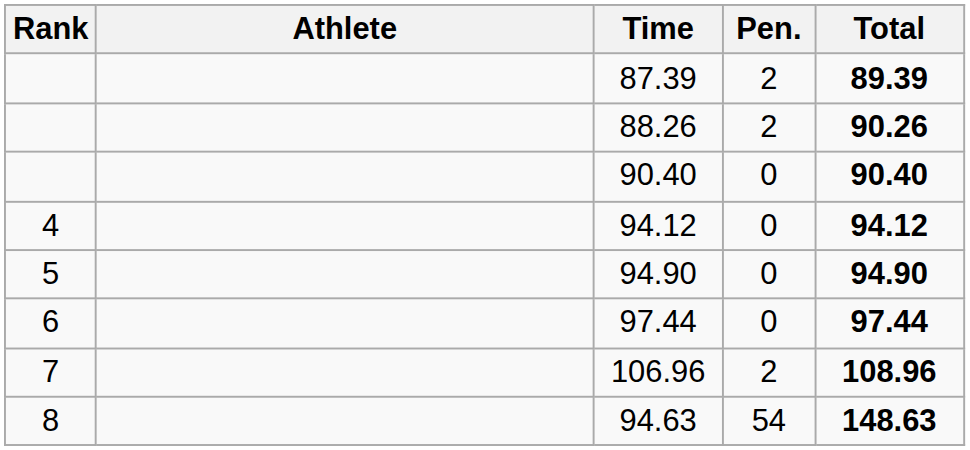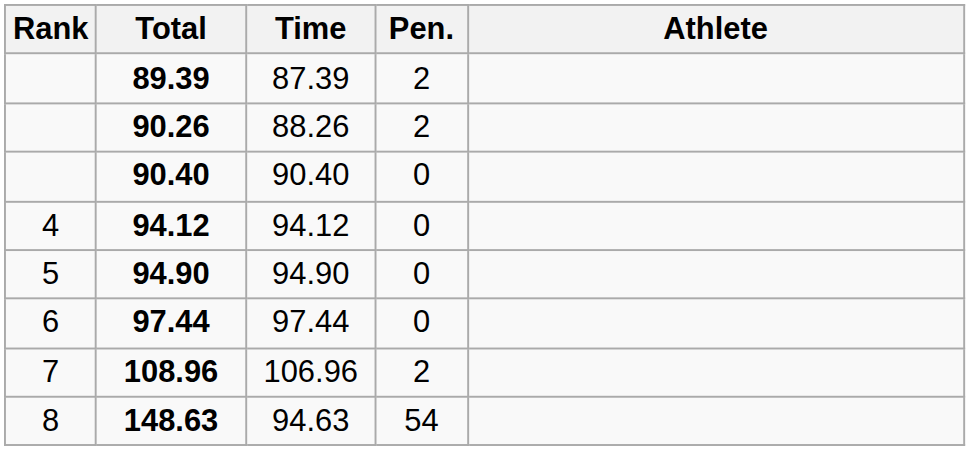columns swapped: (345, 28) <-> (889, 28)
